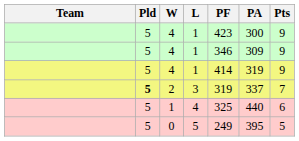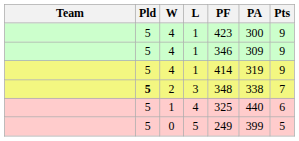(223, 88) 319 -> (223, 88) 348
(255, 88) 337 -> (255, 88) 338
(255, 126) 395 -> (255, 126) 399
